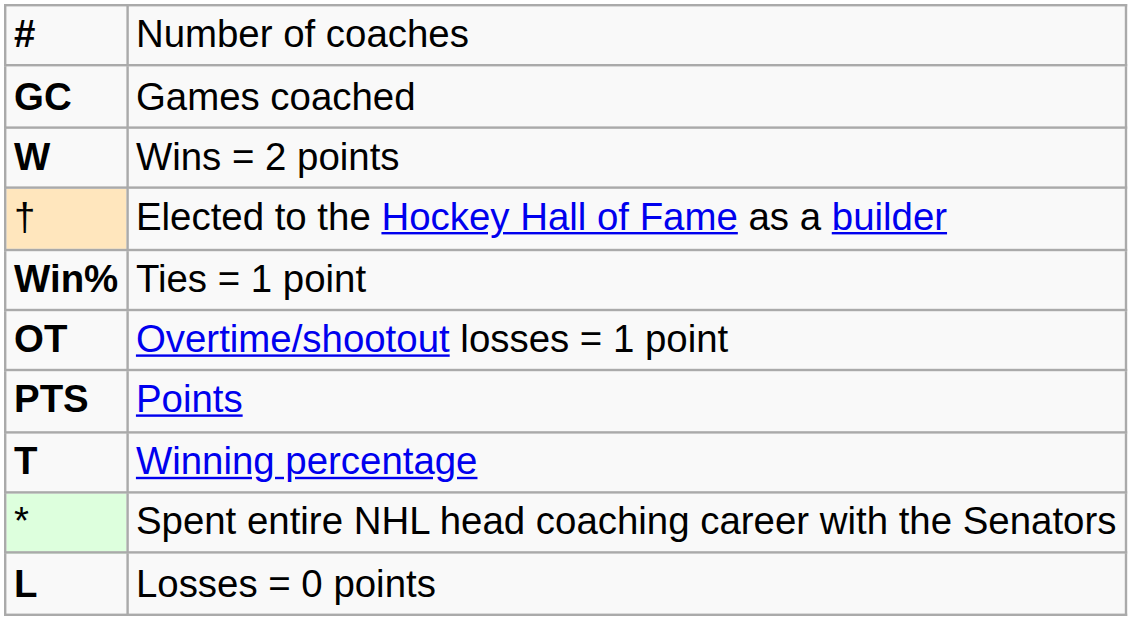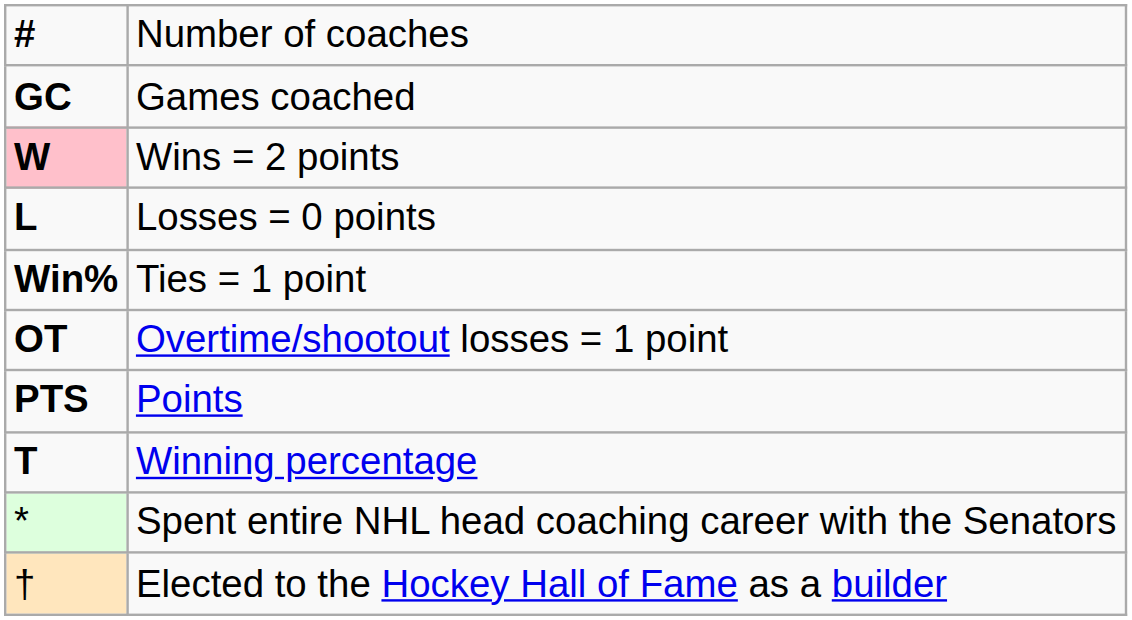(32, 156) no background -> (32, 156) pink background
rows swapped: (286, 583) <-> (541, 217)
